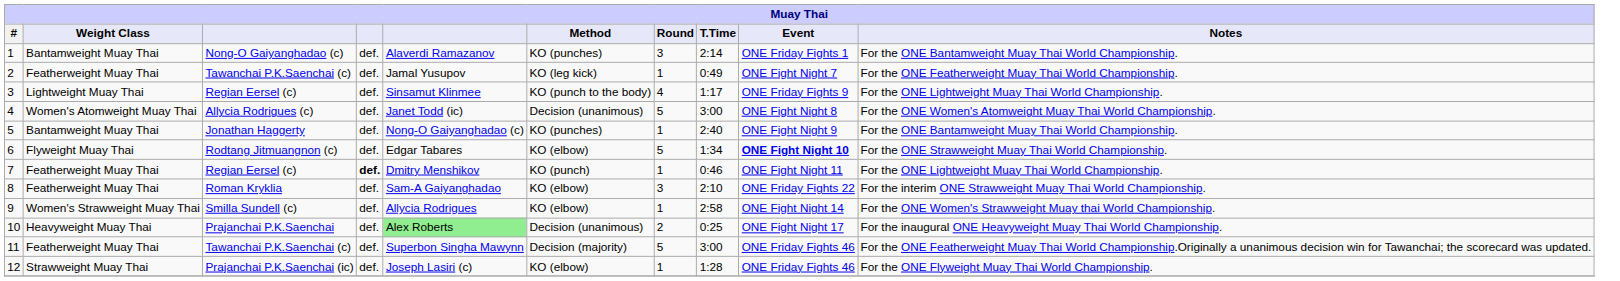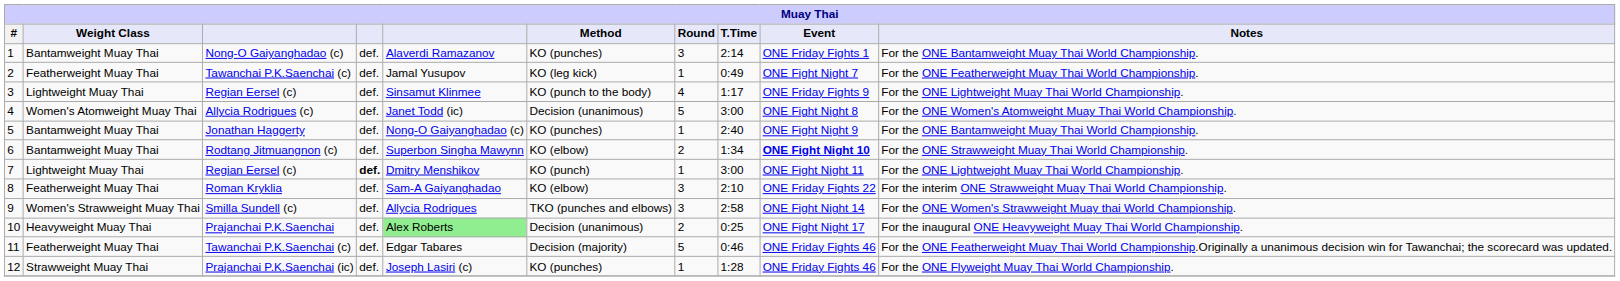(80, 150) Flyweight Muay Thai -> (92, 150) Bantamweight Muay Thai
(424, 150) Edgar Tabares -> (455, 150) Superbon Singha Mawynn
(660, 150) 5 -> (681, 150) 2
(92, 169) Featherweight Muay Thai -> (85, 169) Lightweight Muay Thai
(711, 169) 0:46 -> (732, 169) 3:00
(559, 208) KO (elbow) -> (601, 208) TKO (punches and elbows)
(660, 208) 1 -> (681, 208) 3
(455, 247) Superbon Singha Mawynn -> (424, 247) Edgar Tabares
(711, 247) 3:00 -> (732, 247) 0:46
(559, 266) KO (elbow) -> (566, 266) KO (punches)
